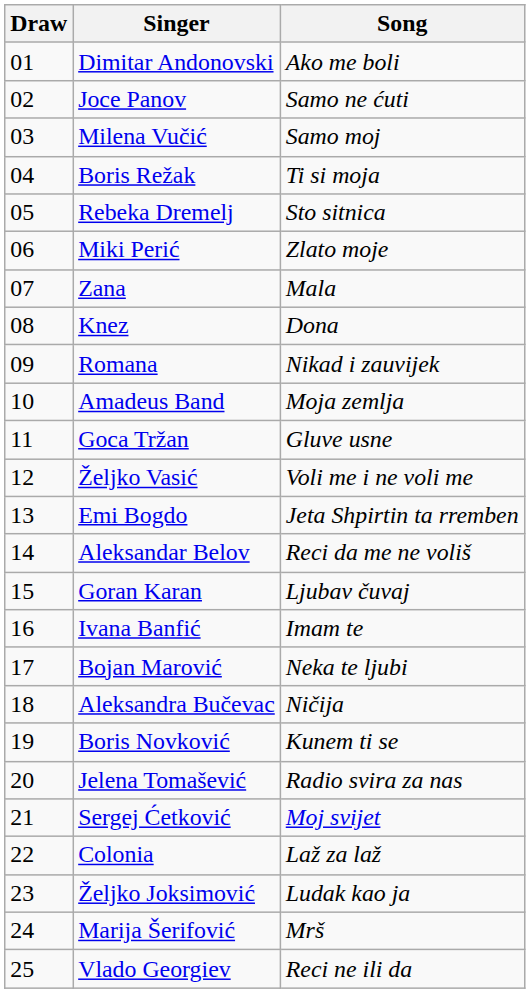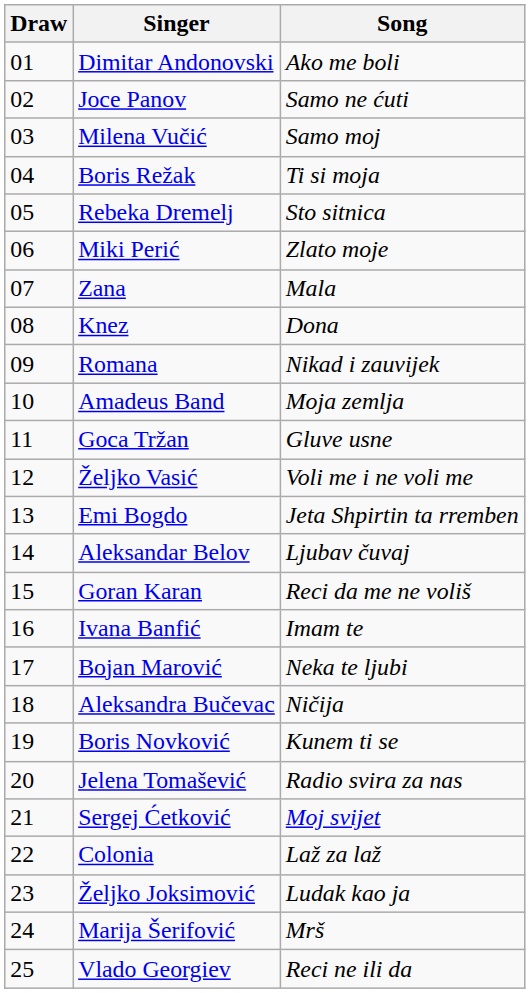(378, 552) Reci da me ne voliš -> (348, 552) Ljubav čuvaj
(348, 590) Ljubav čuvaj -> (378, 590) Reci da me ne voliš
